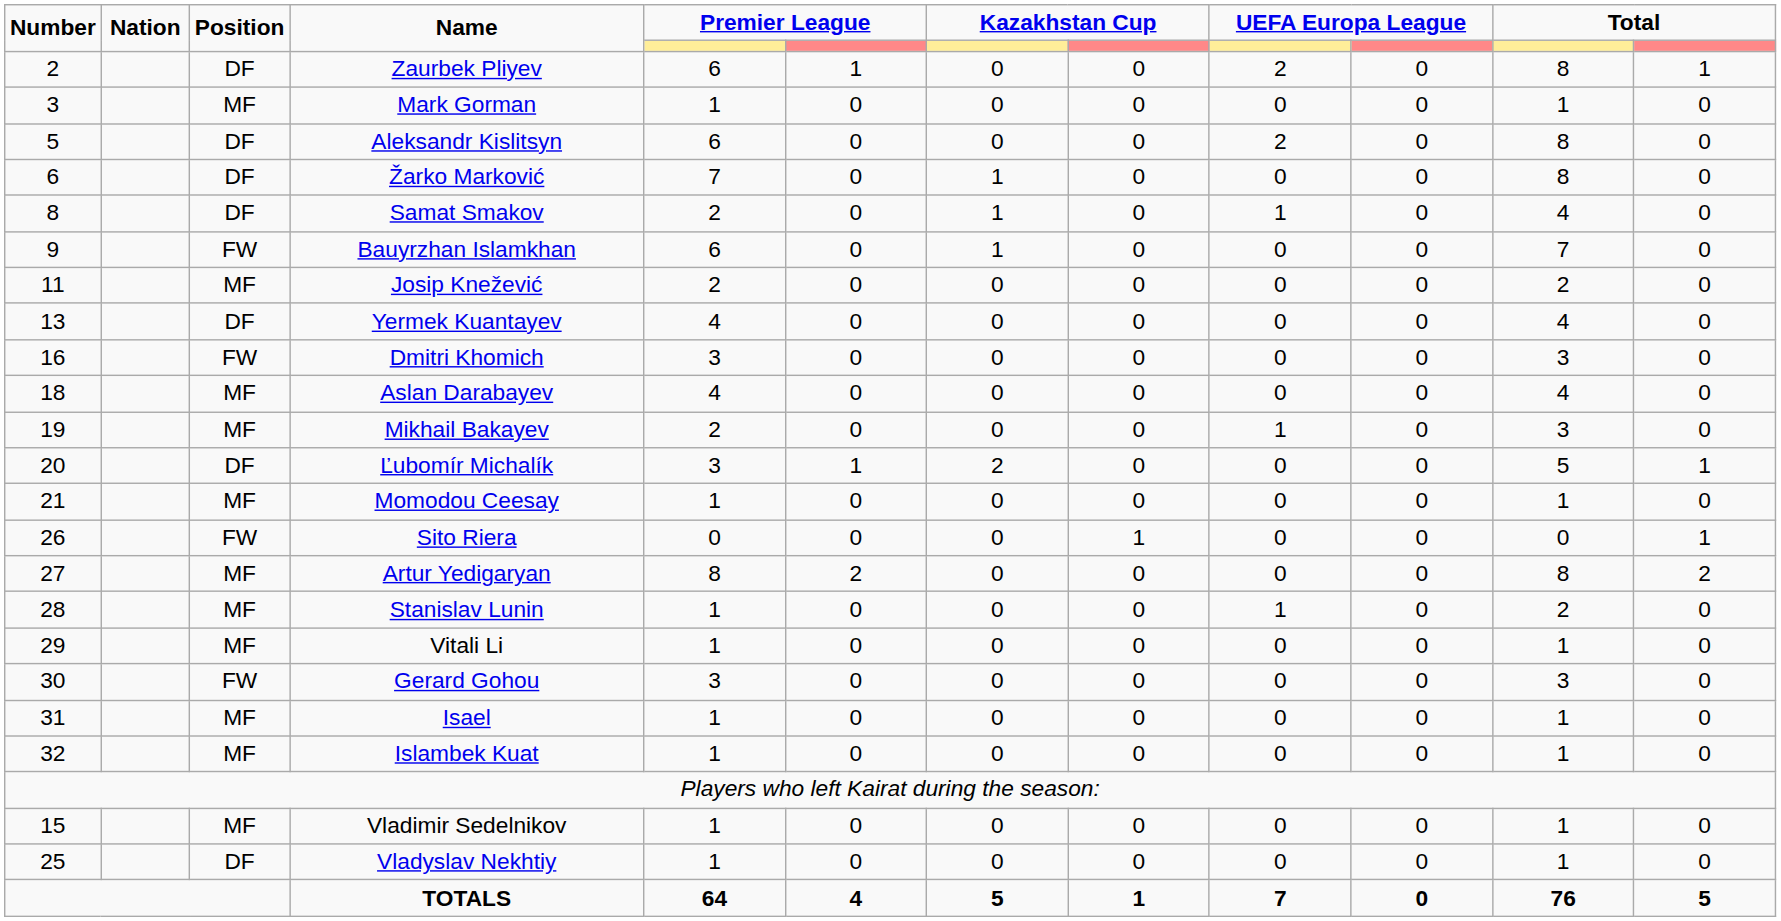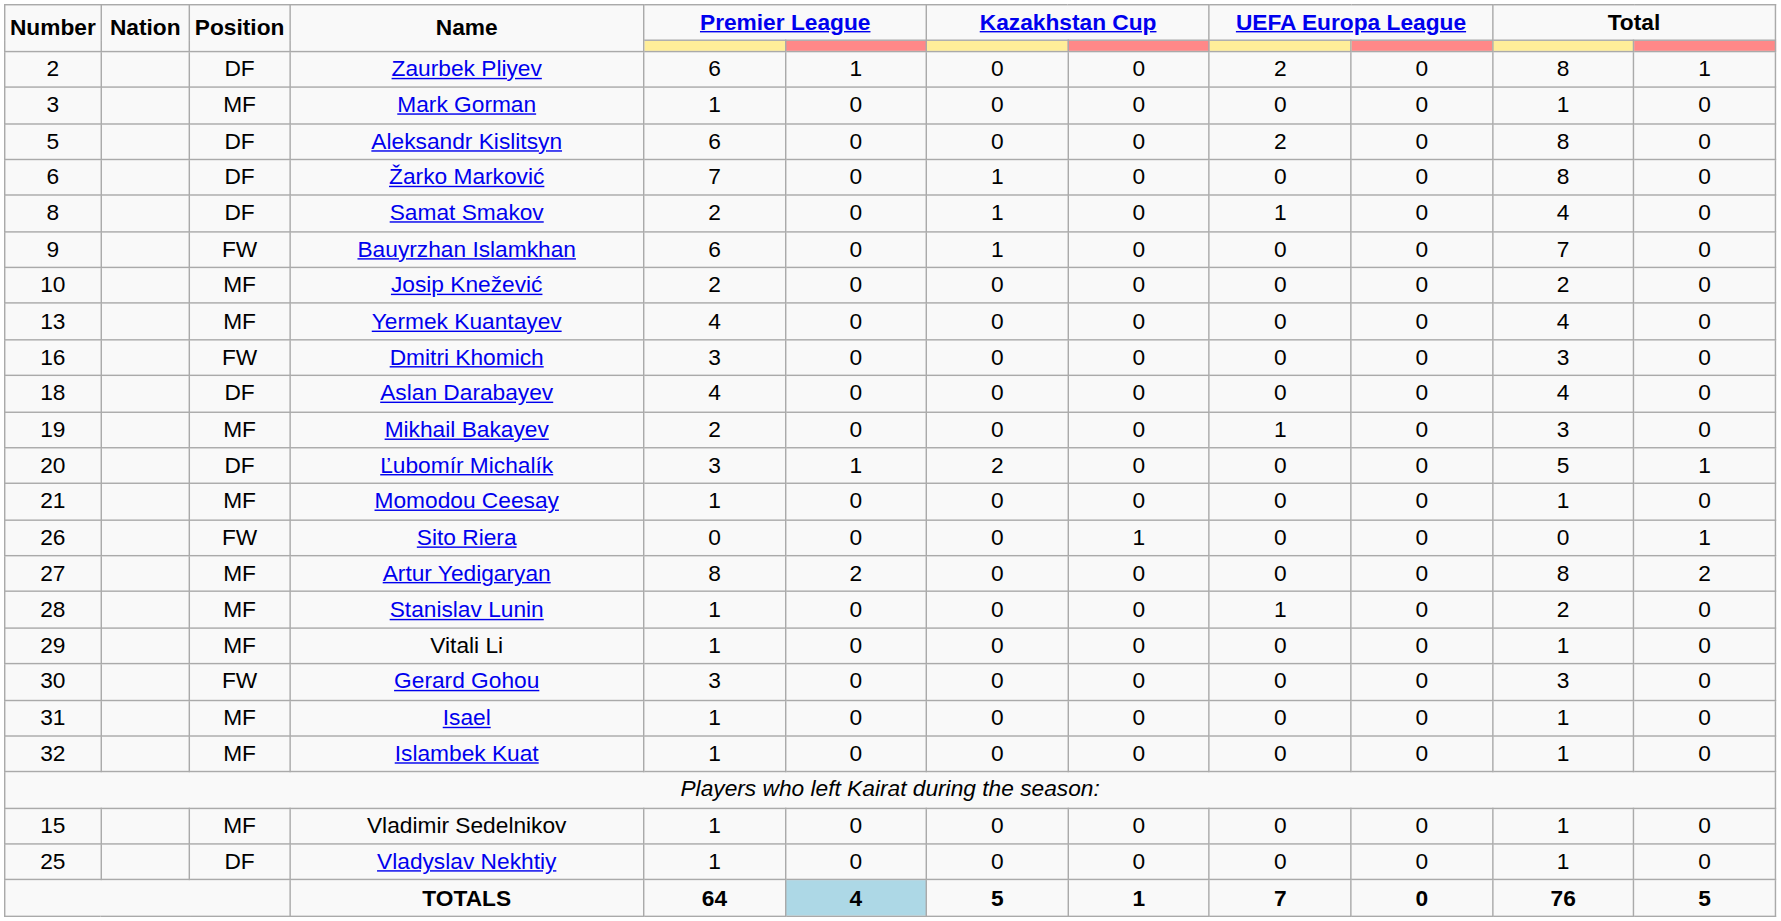(53, 285) 11 -> (53, 285) 10
(240, 321) DF -> (240, 321) MF
(240, 393) MF -> (240, 393) DF
(856, 897) no background -> (856, 897) lightblue background
